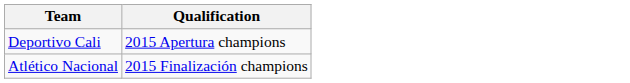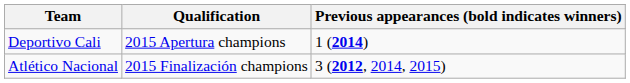+ column: (468, 16)
